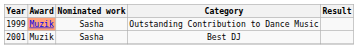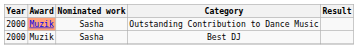(16, 24) 1999 -> (16, 24) 2000
(16, 37) 2001 -> (16, 37) 2000
